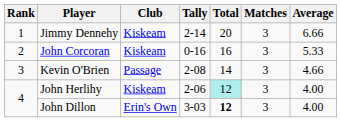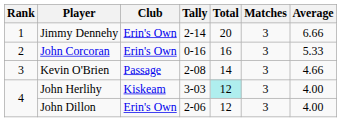(145, 32) Kiskeam -> (150, 32) Erin's Own
(145, 51) Kiskeam -> (150, 51) Erin's Own
(195, 88) 2-06 -> (195, 88) 3-03
(195, 107) 3-03 -> (195, 107) 2-06
(226, 107) bold -> (226, 107) normal
